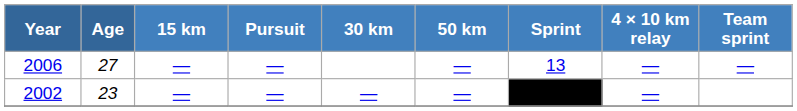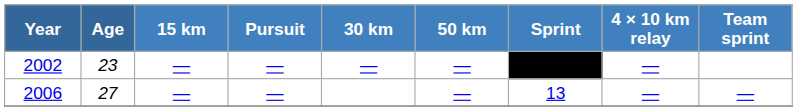rows swapped: (43, 93) <-> (43, 65)
